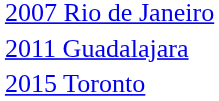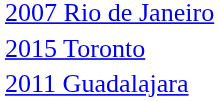rows swapped: (97, 48) <-> (75, 83)
